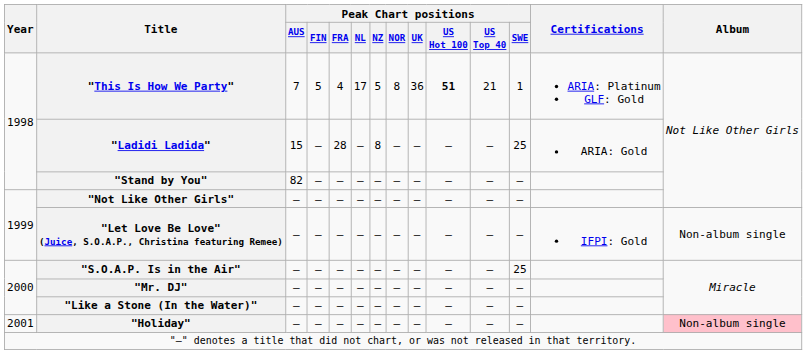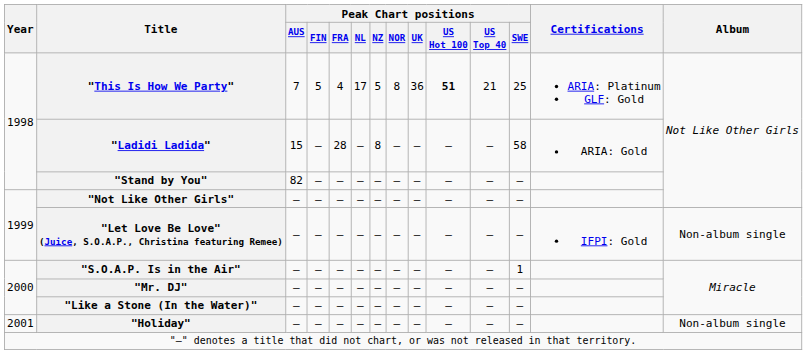(520, 86) 1 -> (520, 86) 25
(520, 145) 25 -> (520, 145) 58
(520, 270) 25 -> (520, 270) 1
(732, 324) pink background -> (732, 324) no background
